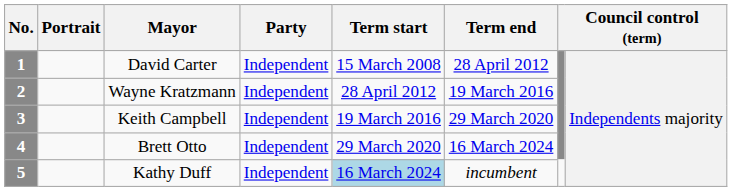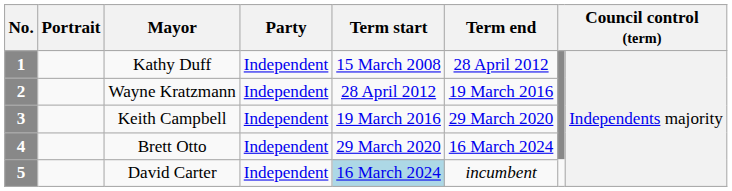(172, 64) David Carter -> (172, 64) Kathy Duff
(172, 173) Kathy Duff -> (172, 173) David Carter
